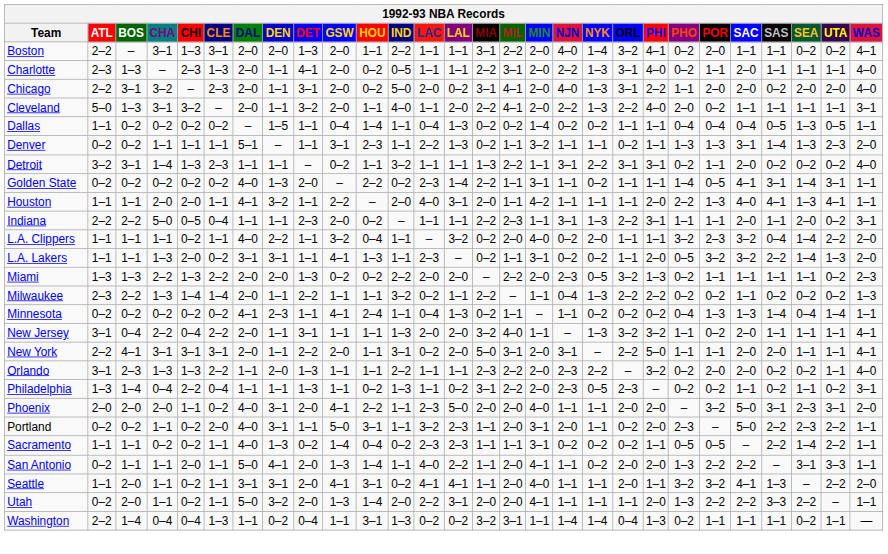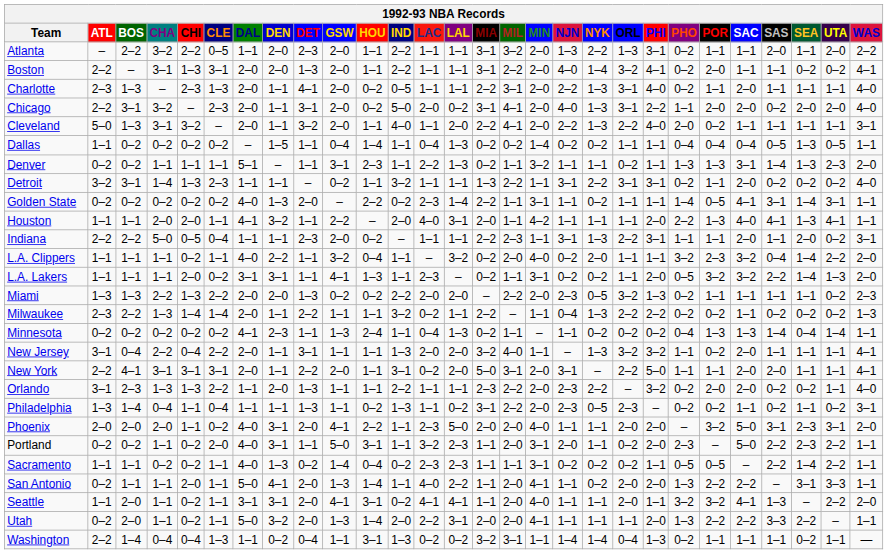+ row: (26, 51)
(162, 258) 1–3 -> (162, 277) 1–1
(340, 314) 4–1 -> (340, 333) 1–3
(191, 389) 2–2 -> (191, 408) 1–1
